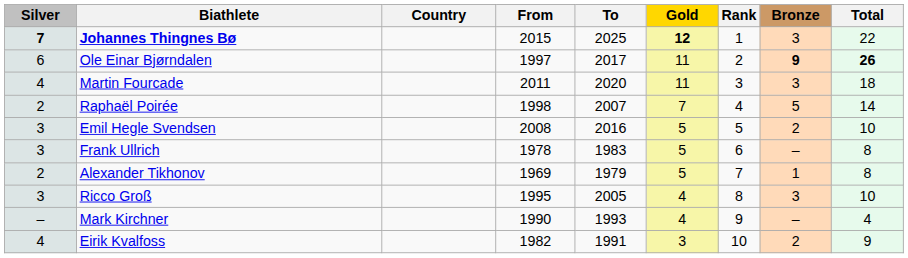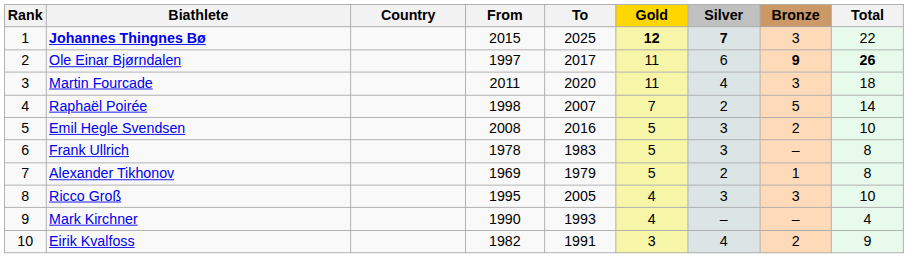columns swapped: (739, 15) <-> (40, 15)
